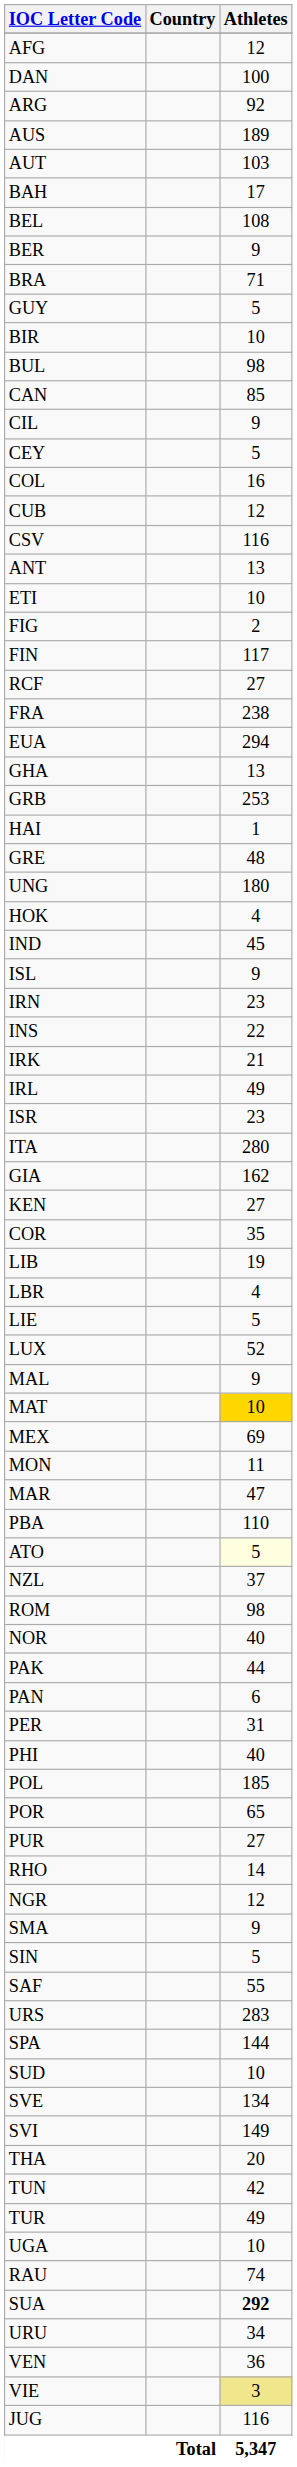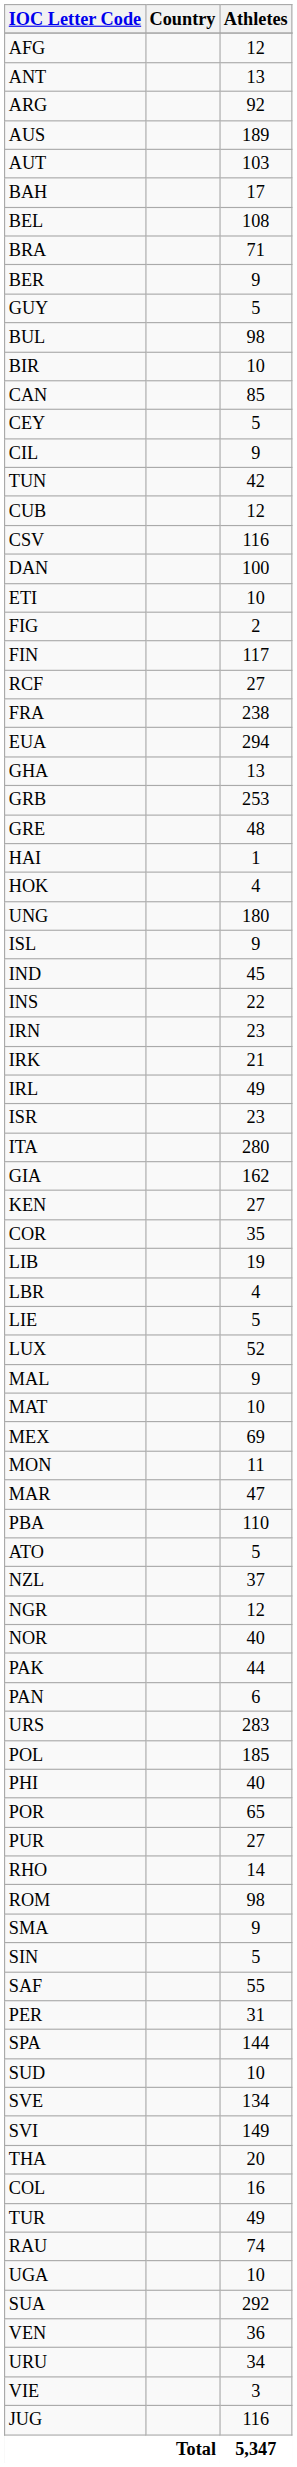rows swapped: (28, 568) <-> (29, 76)
rows swapped: (27, 250) <-> (28, 279)
rows swapped: (27, 366) <-> (24, 337)
rows swapped: (27, 452) <-> (23, 423)
rows swapped: (27, 481) <-> (28, 2188)
rows swapped: (27, 857) <-> (25, 828)
rows swapped: (29, 915) <-> (29, 886)
rows swapped: (22, 973) <-> (25, 944)
rows swapped: (23, 1031) <-> (24, 1002)
(256, 1407) gold background -> (256, 1407) no background
(256, 1552) lightyellow background -> (256, 1552) no background
rows swapped: (28, 1899) <-> (30, 1609)
rows swapped: (25, 1725) <-> (27, 2014)
rows swapped: (23, 1754) <-> (26, 1783)
rows swapped: (29, 2246) <-> (28, 2275)
(256, 2304) bold -> (256, 2304) normal
rows swapped: (28, 2333) <-> (28, 2362)
(256, 2391) khaki background -> (256, 2391) no background
